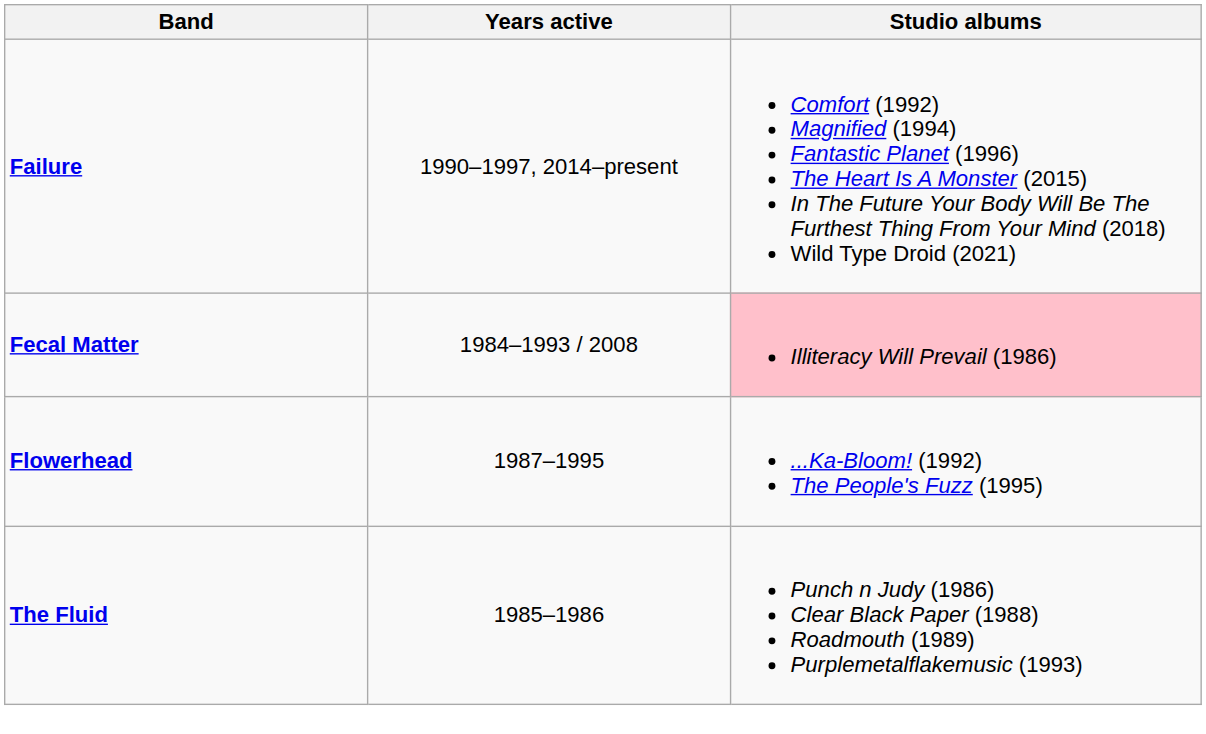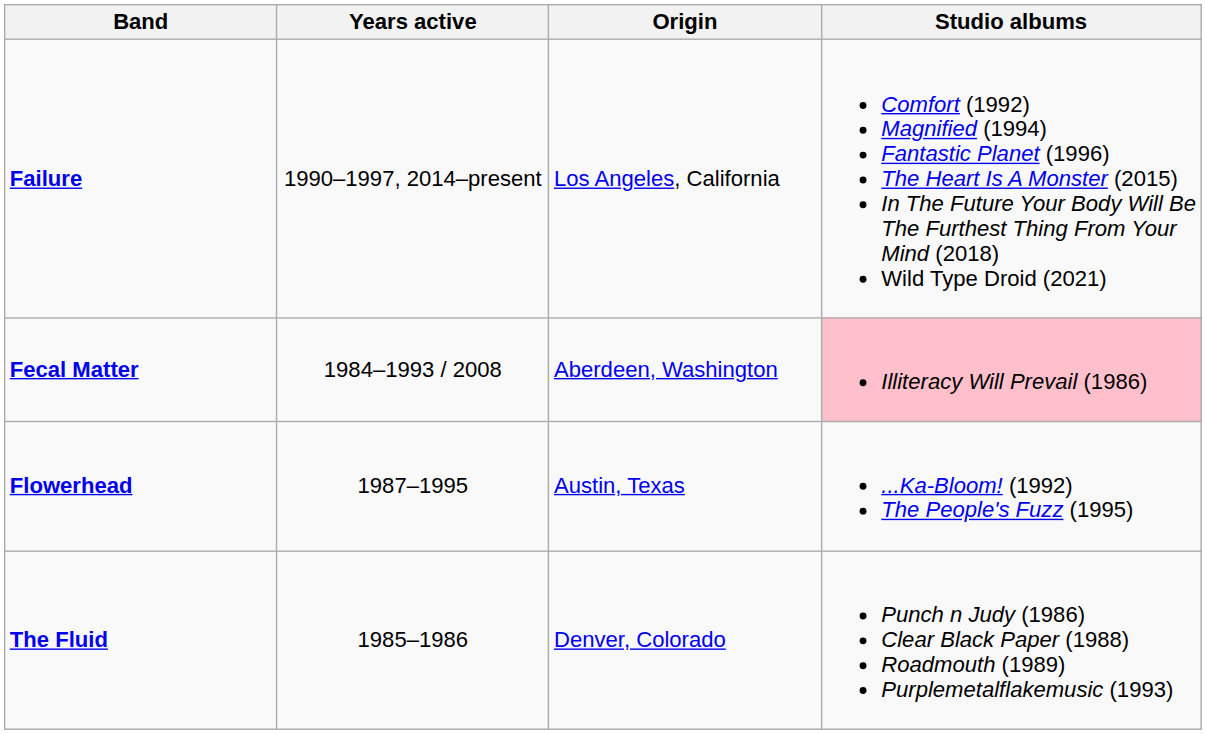+ column: (685, 22)
